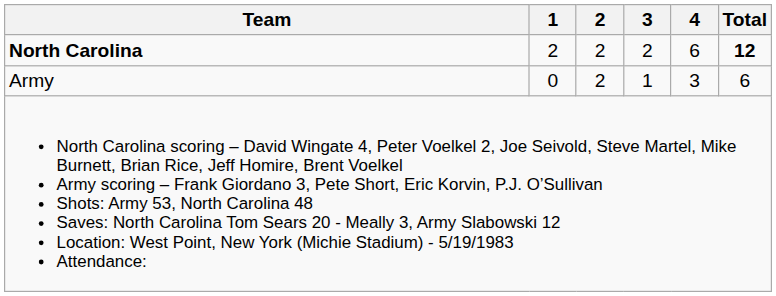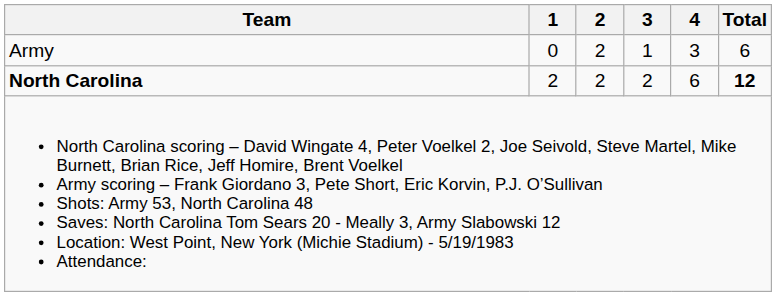rows swapped: (76, 50) <-> (31, 80)
